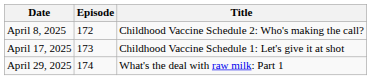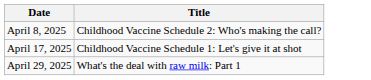- column: (95, 13)
